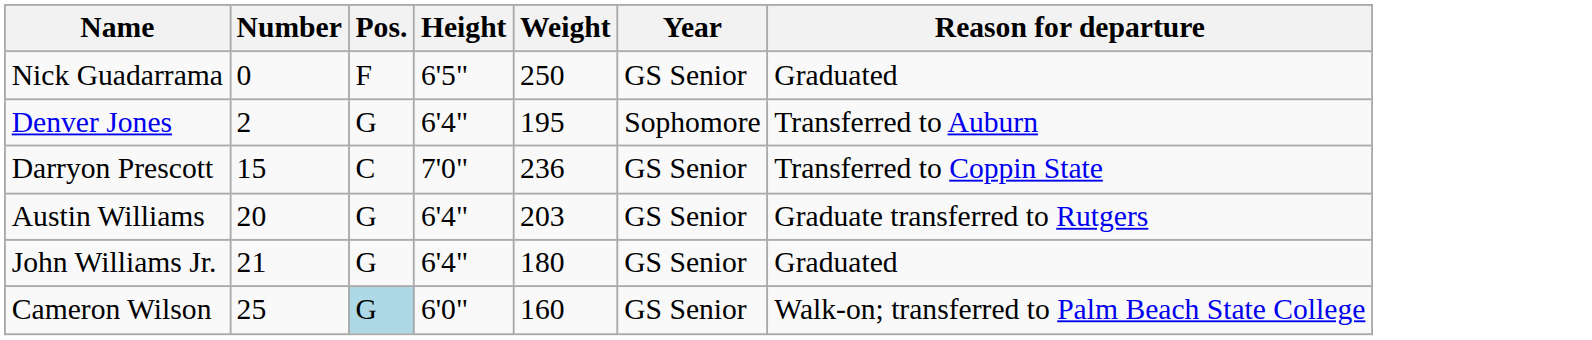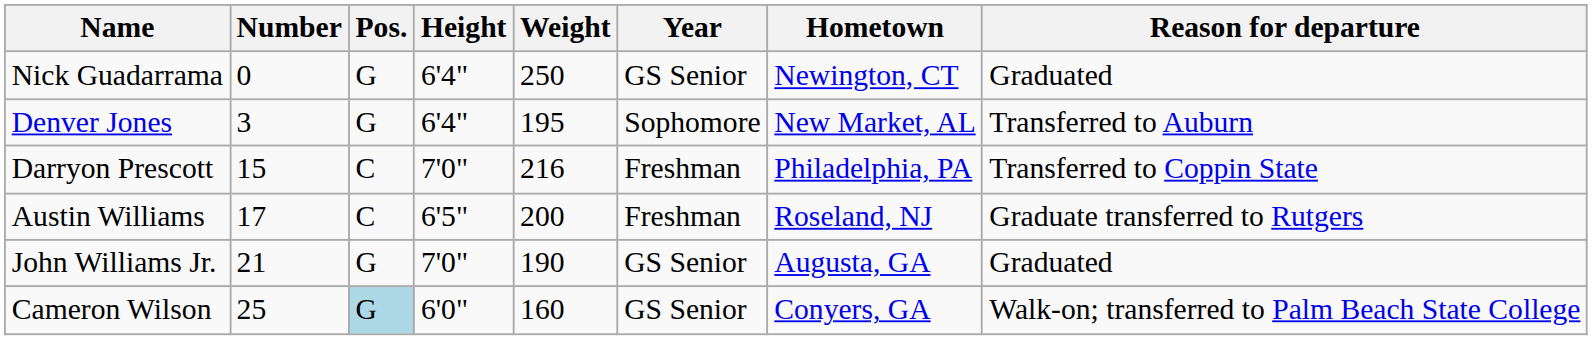+ column: (875, 27)
(364, 74) F -> (366, 74) G
(444, 74) 6'5" -> (444, 74) 6'4"
(244, 121) 2 -> (244, 121) 3
(542, 168) 236 -> (542, 168) 216
(685, 168) GS Senior -> (683, 168) Freshman
(251, 215) 20 -> (251, 215) 17
(366, 215) G -> (365, 215) C
(444, 215) 6'4" -> (444, 215) 6'5"
(542, 215) 203 -> (542, 215) 200
(685, 215) GS Senior -> (683, 215) Freshman
(444, 262) 6'4" -> (444, 262) 7'0"
(542, 262) 180 -> (542, 262) 190
